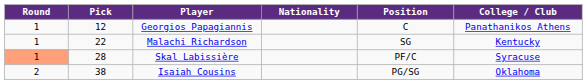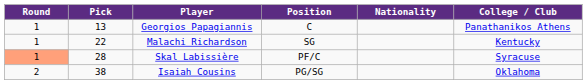columns swapped: (406, 12) <-> (309, 12)
(101, 27) 12 -> (101, 27) 13
